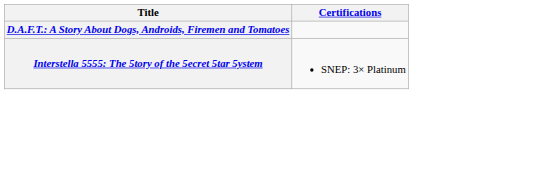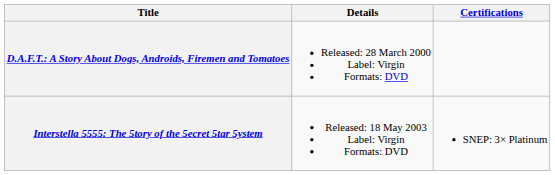+ column: (363, 13)
